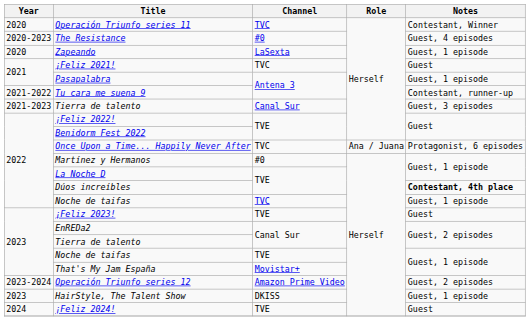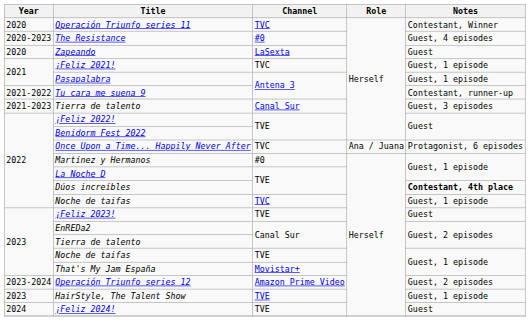(448, 52) Guest, 1 episode -> (420, 52) Guest
(420, 65) Guest -> (448, 65) Guest, 1 episode
(267, 296) DKISS -> (262, 296) TVE
